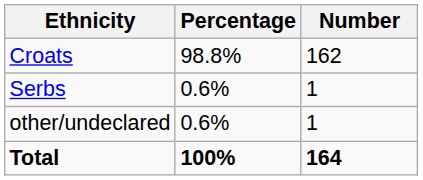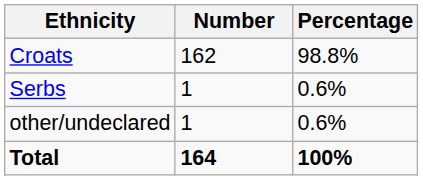columns swapped: (359, 21) <-> (238, 21)
